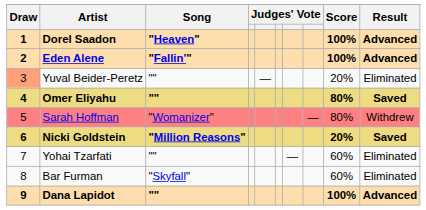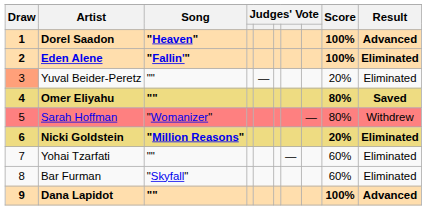(390, 59) Advanced -> (390, 59) Eliminated
(390, 137) Saved -> (390, 137) Eliminated
